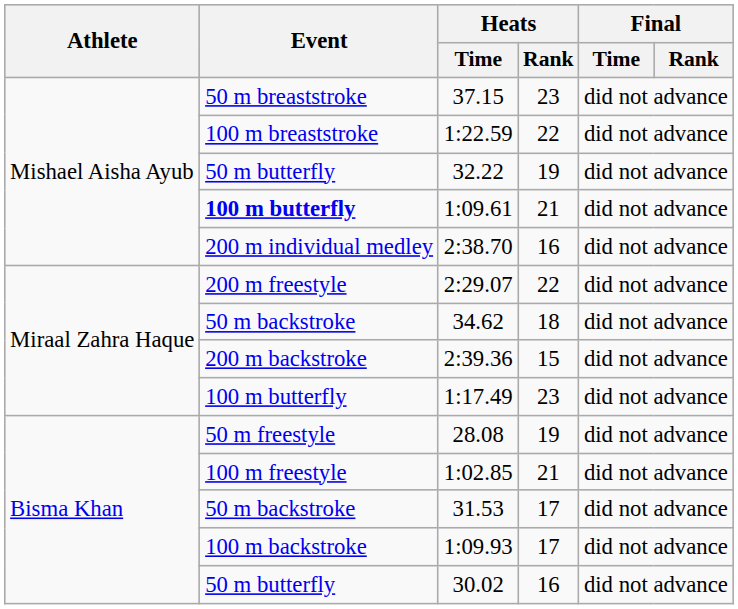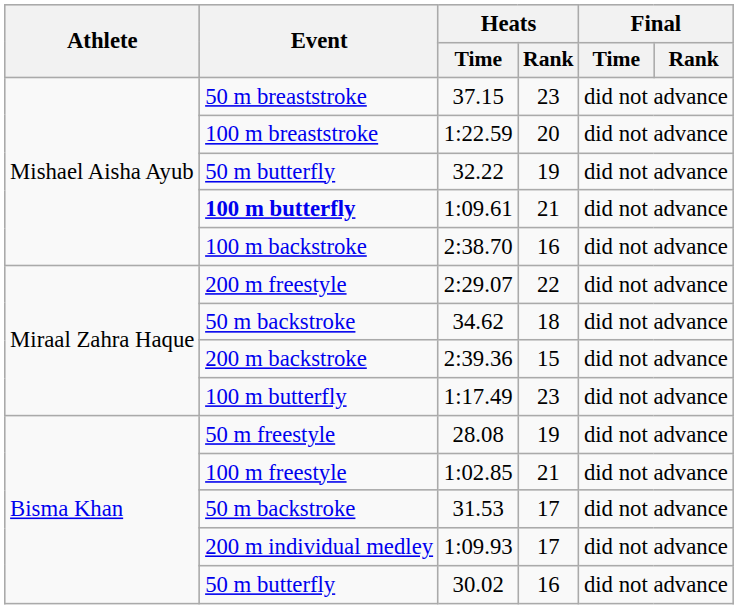(548, 134) 22 -> (548, 134) 20
(319, 246) 200 m individual medley -> (286, 246) 100 m backstroke
(286, 546) 100 m backstroke -> (319, 546) 200 m individual medley
